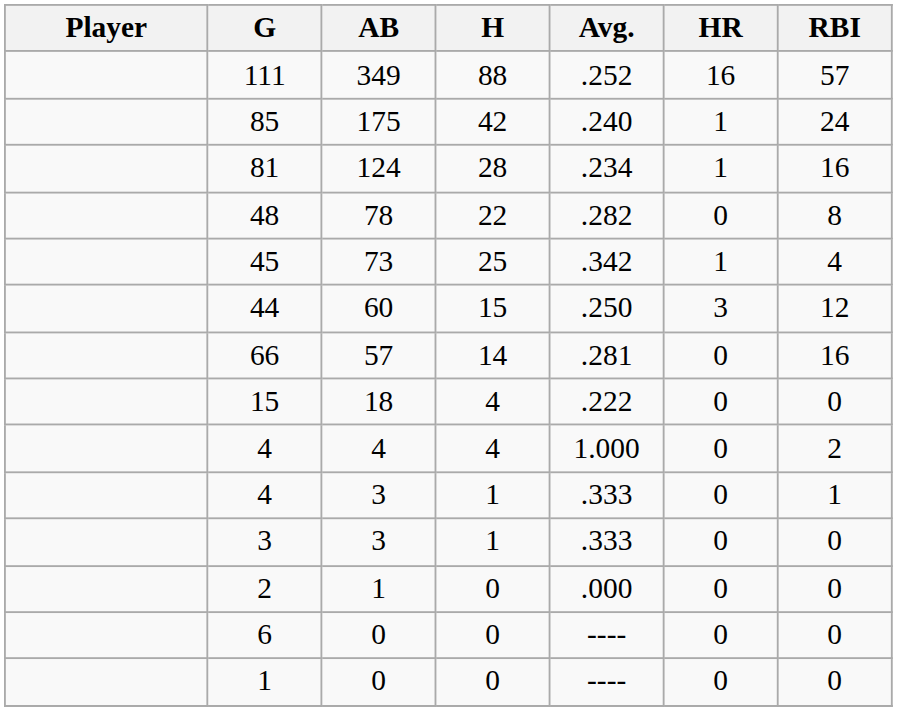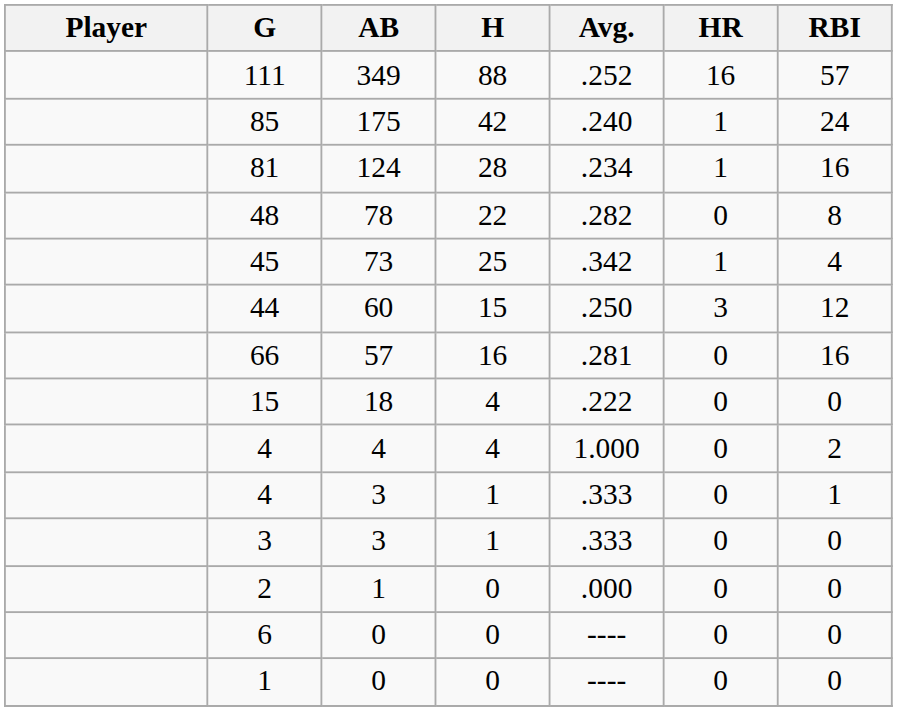(493, 354) 14 -> (493, 354) 16
